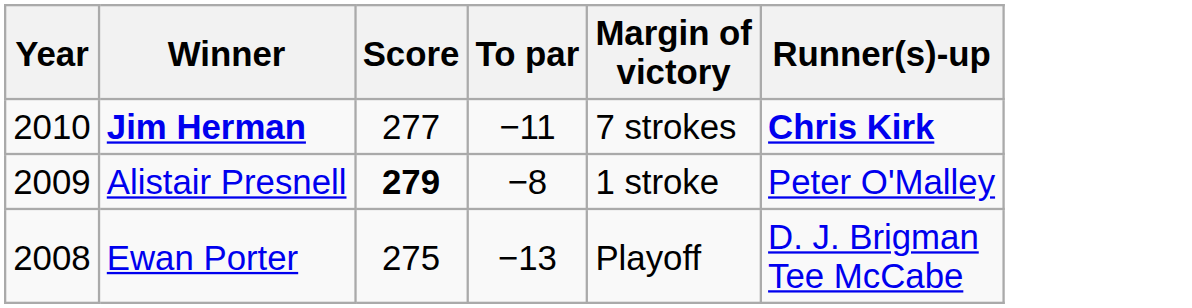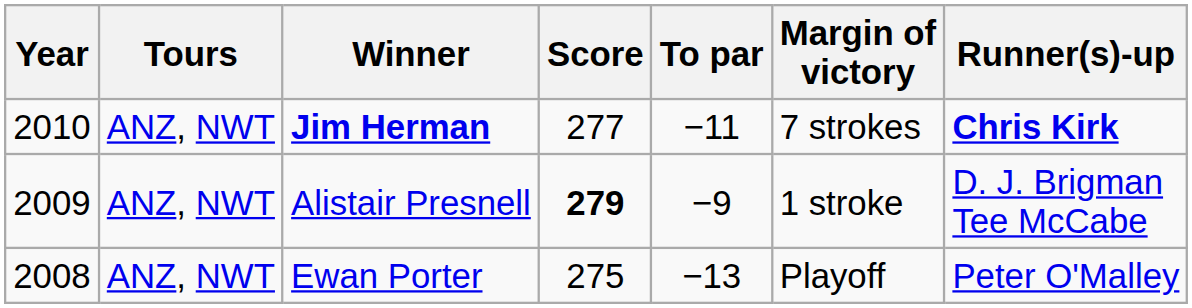+ column: (191, 52)
(527, 182) −8 -> (712, 201) −9
(882, 182) Peter O'Malley -> (1058, 201) D. J. Brigman Tee McCabe
(873, 257) D. J. Brigman Tee McCabe -> (1066, 276) Peter O'Malley
